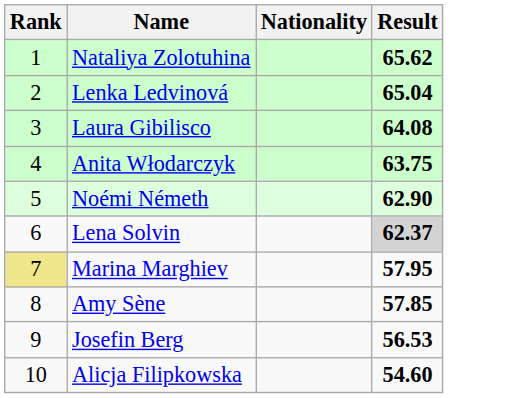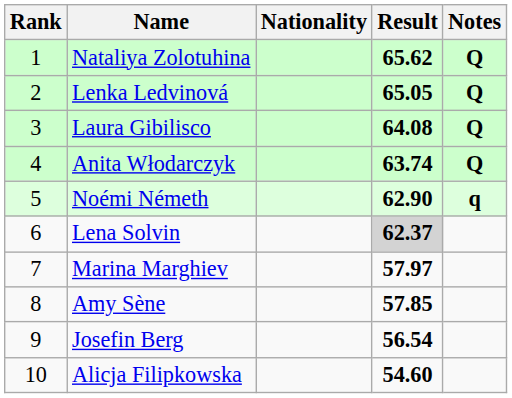+ column: (475, 22)
(408, 92) 65.04 -> (408, 92) 65.05
(408, 163) 63.75 -> (408, 163) 63.74
(36, 269) khaki background -> (36, 269) no background
(408, 269) 57.95 -> (408, 269) 57.97
(408, 339) 56.53 -> (408, 339) 56.54
